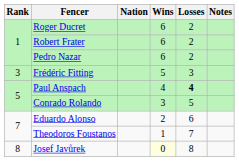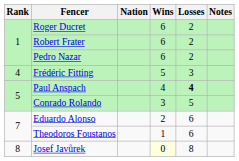(18, 73) 3 -> (18, 73) 4
(191, 133) 7 -> (191, 133) 6
